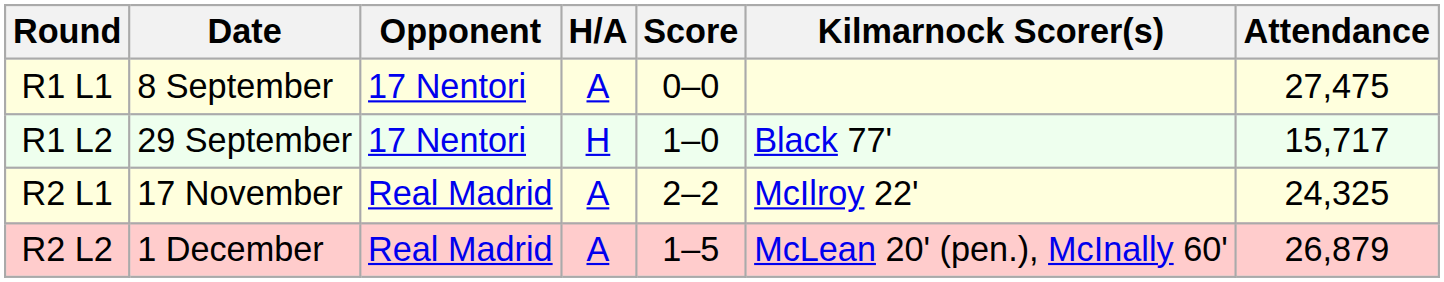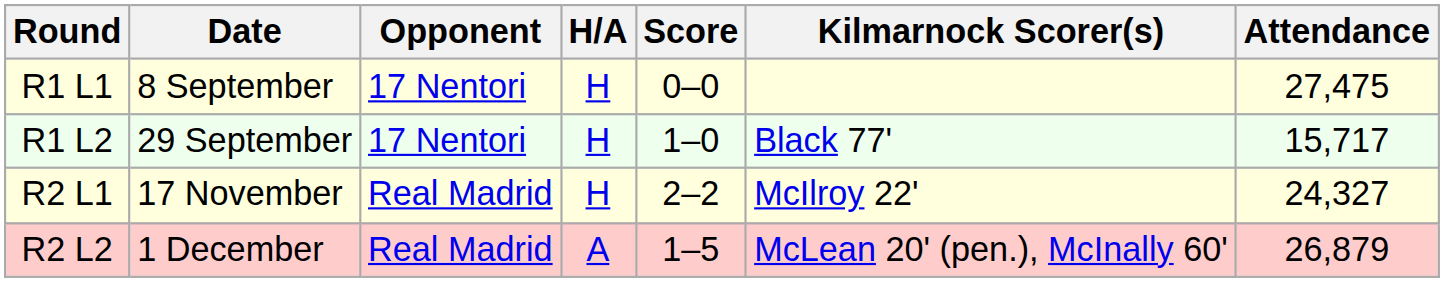(598, 85) A -> (598, 85) H
(598, 194) A -> (598, 194) H
(1337, 194) 24,325 -> (1337, 194) 24,327
